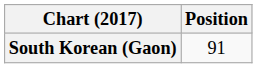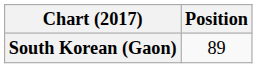(217, 47) 91 -> (217, 47) 89
